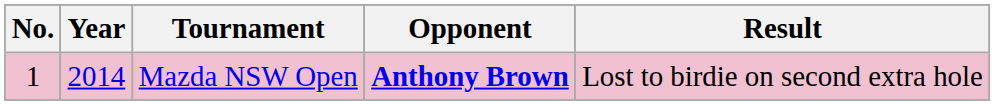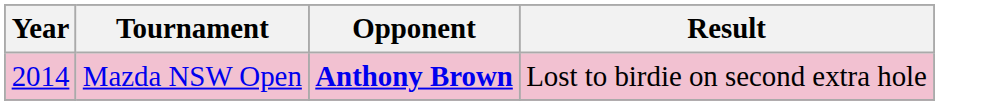- column: (33, 28)
